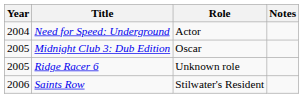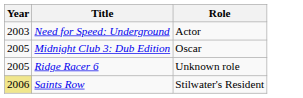- column: (283, 13)
(18, 31) 2004 -> (18, 31) 2003
(18, 84) no background -> (18, 84) khaki background
